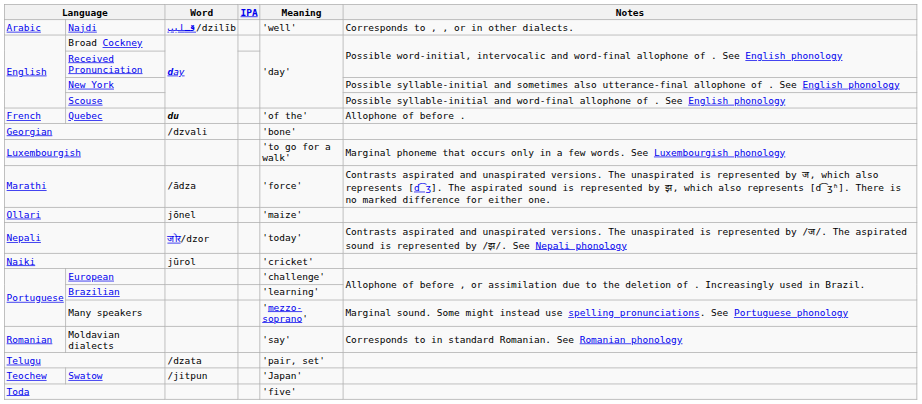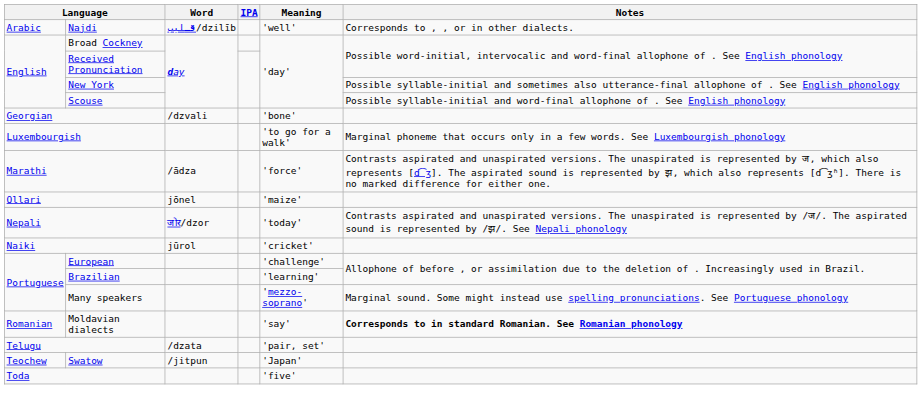- row: (85, 116)
(514, 340) normal -> (514, 324) bold
